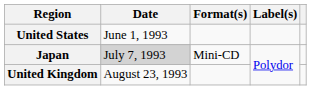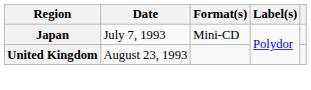- row: (52, 34)
(134, 54) lightgrey background -> (134, 34) no background
